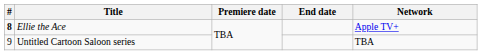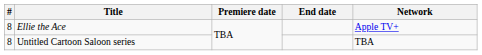(10, 27) bold -> (10, 27) normal
(10, 42) 9 -> (10, 42) 8
